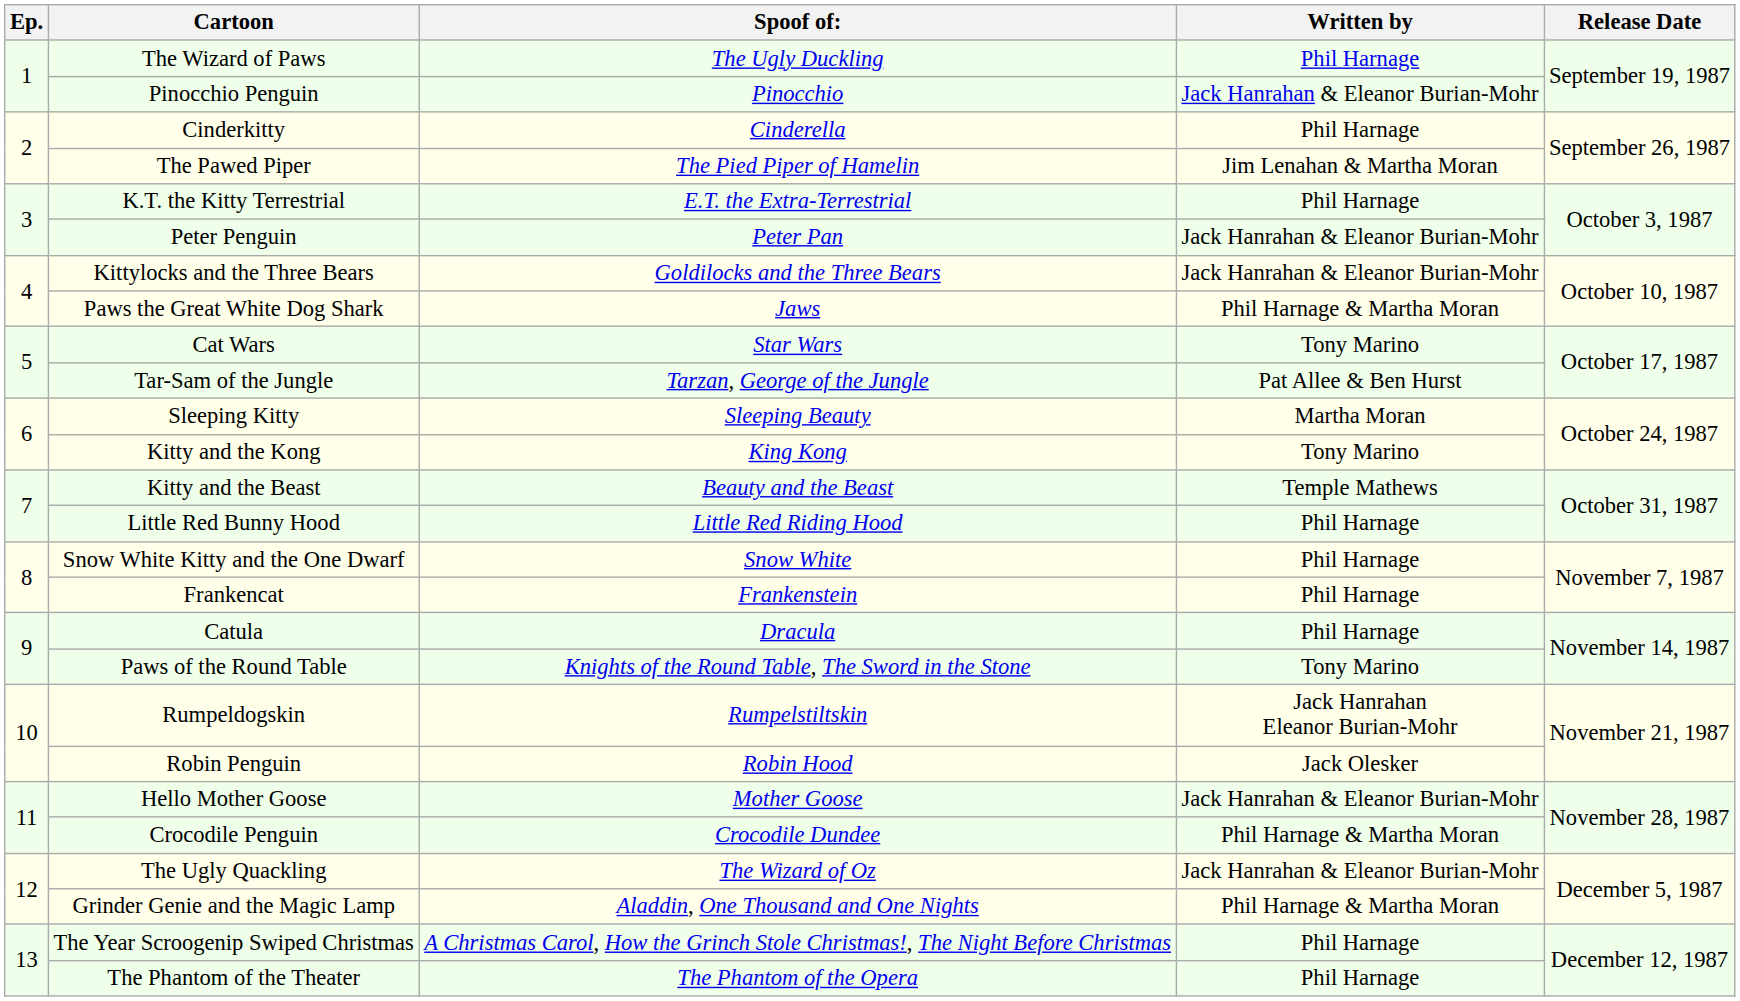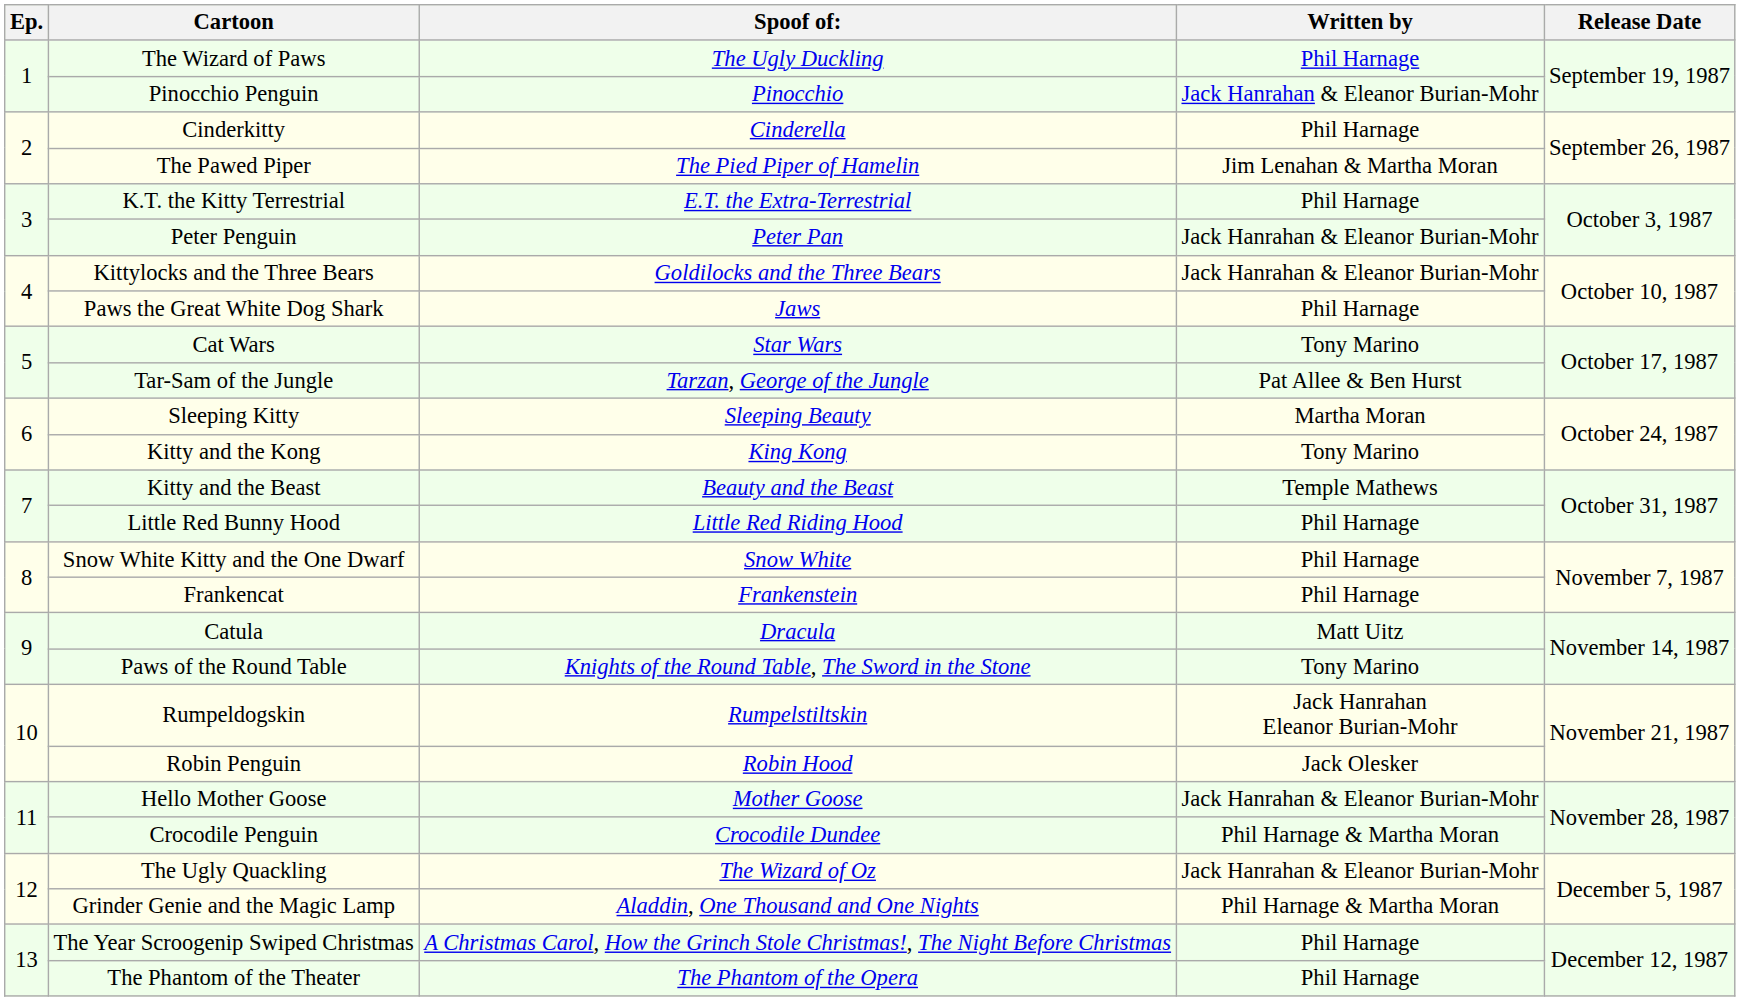(1360, 308) Phil Harnage & Martha Moran -> (1360, 308) Phil Harnage
(1360, 630) Phil Harnage -> (1360, 630) Matt Uitz
